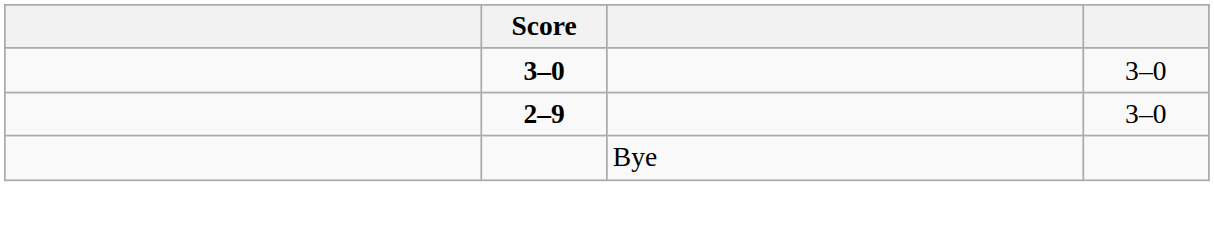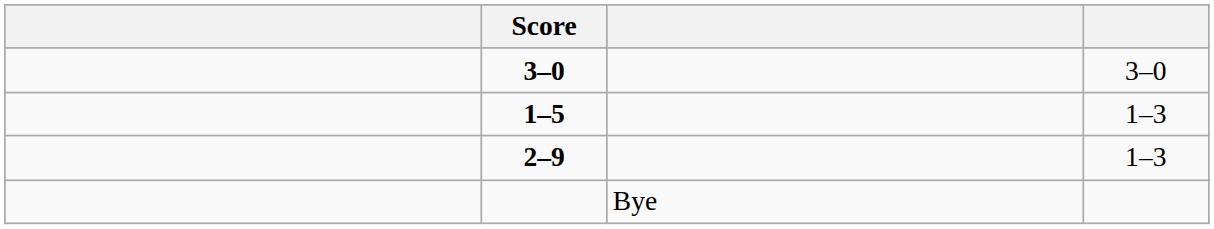+ row: (544, 113)
(1146, 113) 3–0 -> (1146, 157) 1–3
